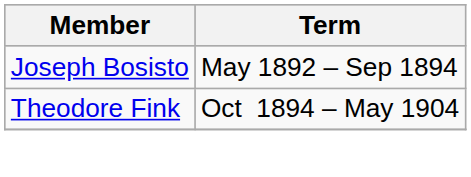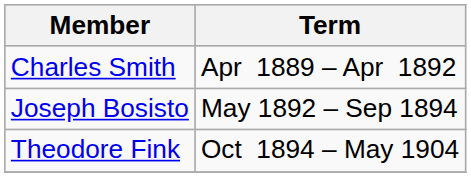+ row: (93, 66)
